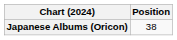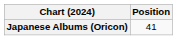(151, 27) 38 -> (151, 27) 41
